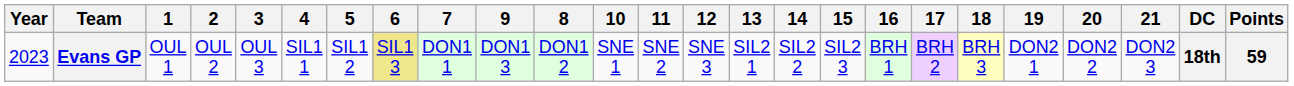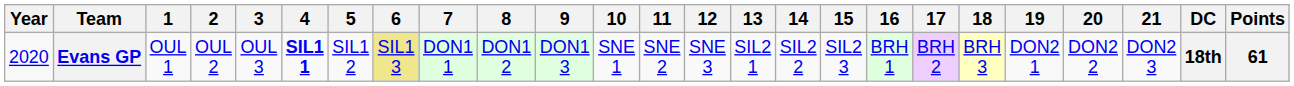columns swapped: (564, 18) <-> (505, 18)
(29, 57) 2023 -> (29, 57) 2020
(304, 57) normal -> (305, 57) bold
(1257, 57) 59 -> (1258, 57) 61
